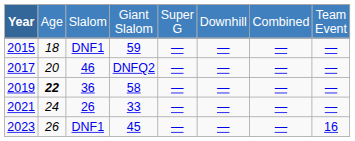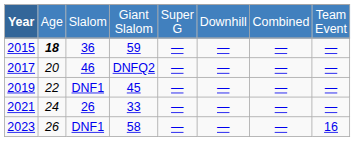(52, 48) normal -> (52, 48) bold
(88, 48) DNF1 -> (88, 48) 36
(52, 88) bold -> (52, 88) normal
(88, 88) 36 -> (88, 88) DNF1
(134, 88) 58 -> (134, 88) 45
(134, 127) 45 -> (134, 127) 58
